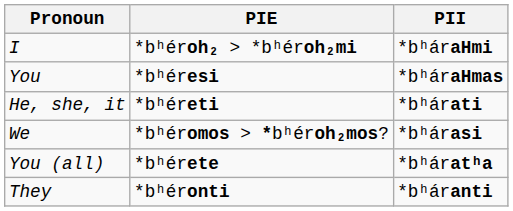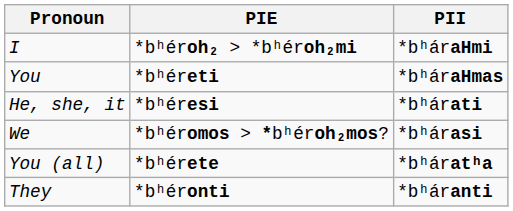(176, 77) *bʰéresi -> (176, 77) *bʰéreti
(176, 106) *bʰéreti -> (176, 106) *bʰéresi
